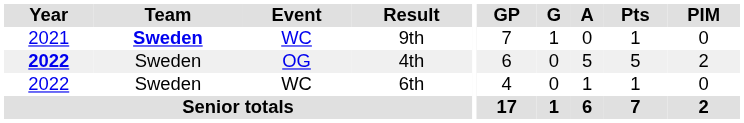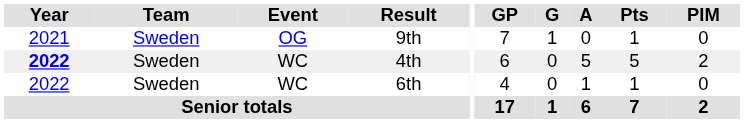(168, 38) bold -> (166, 38) normal
(297, 38) WC -> (293, 38) OG
(297, 61) OG -> (293, 61) WC
